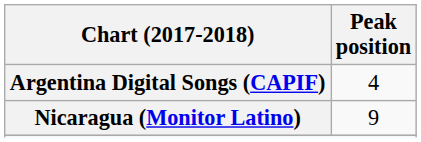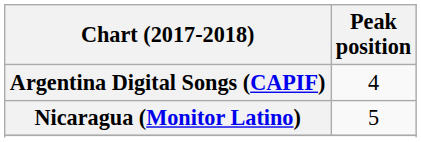(373, 117) 9 -> (373, 117) 5
